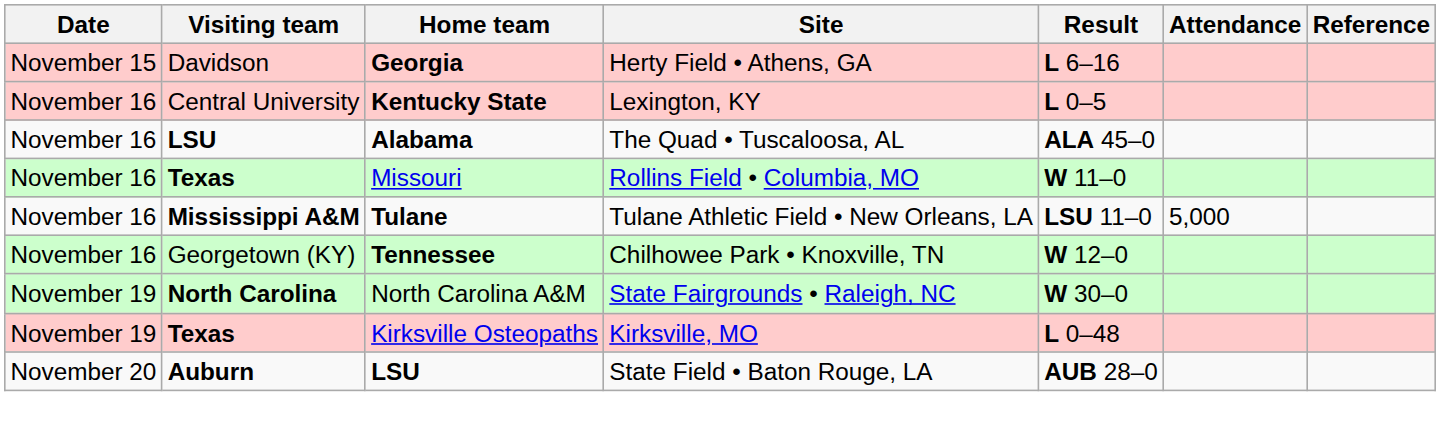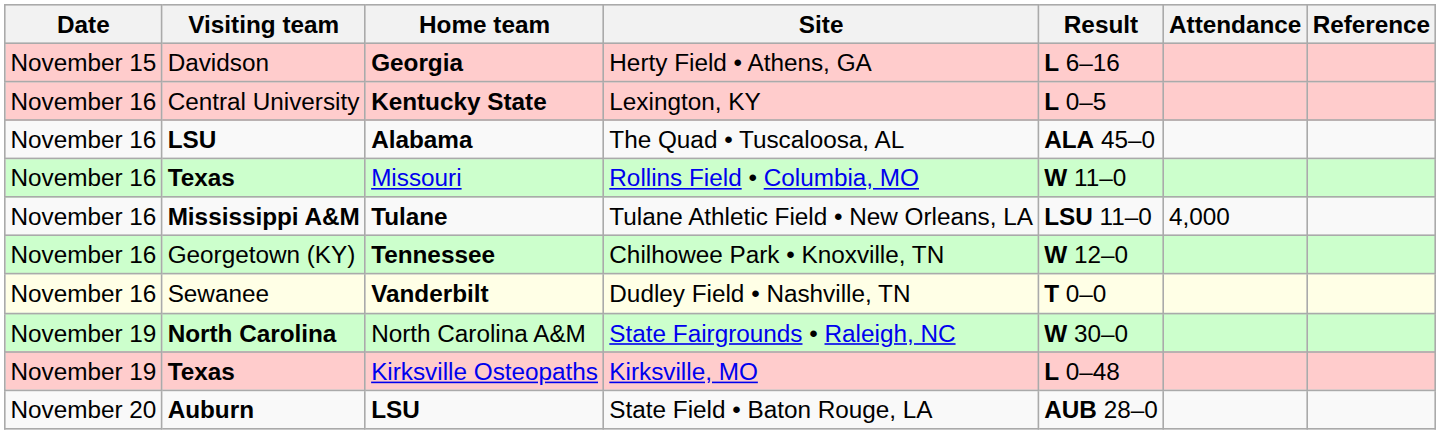(1199, 217) 5,000 -> (1199, 217) 4,000
+ row: (430, 294)
